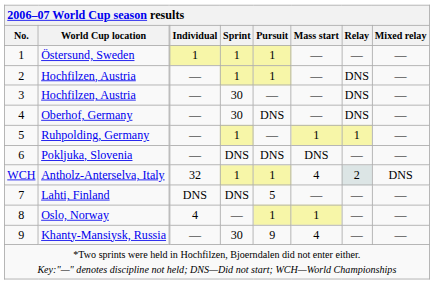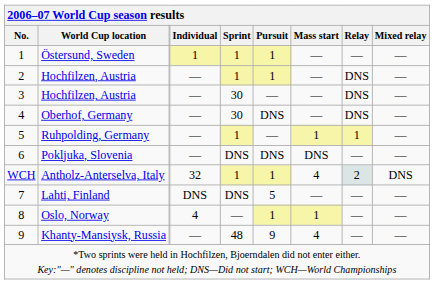(237, 235) 30 -> (237, 235) 48
